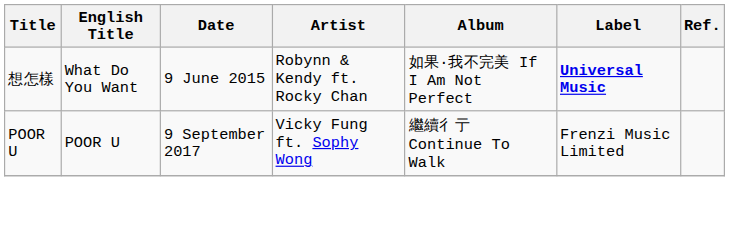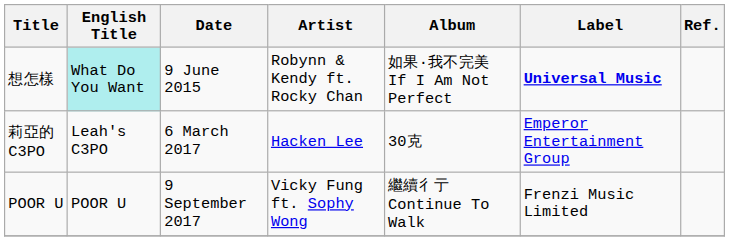(101, 79) no background -> (108, 79) paleturquoise background
+ row: (31, 143)
